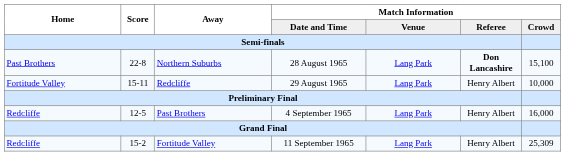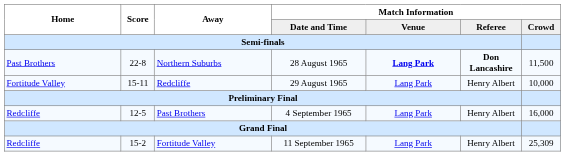(413, 62) normal -> (413, 62) bold
(541, 62) 15,100 -> (541, 62) 11,500
